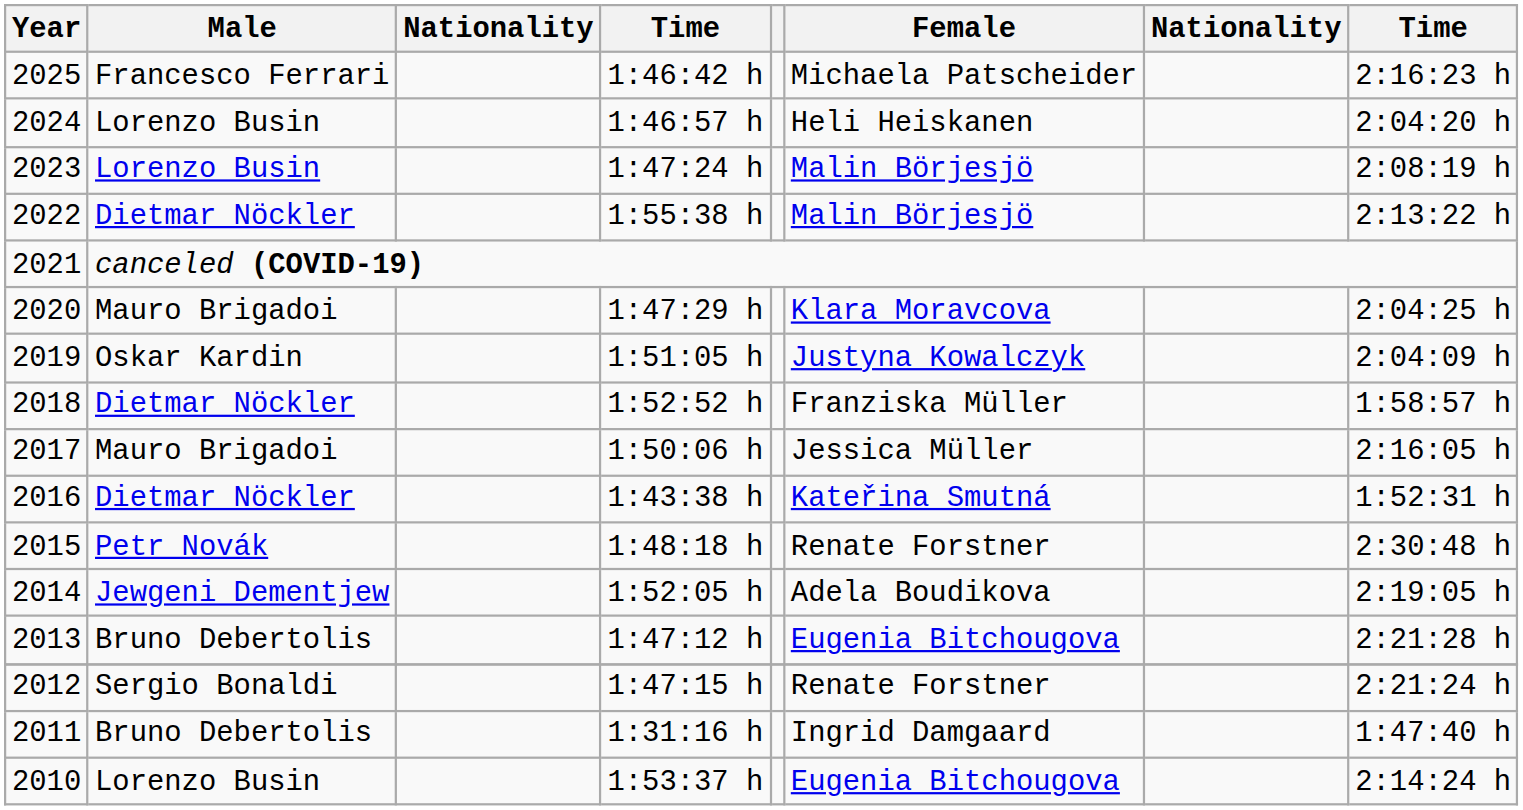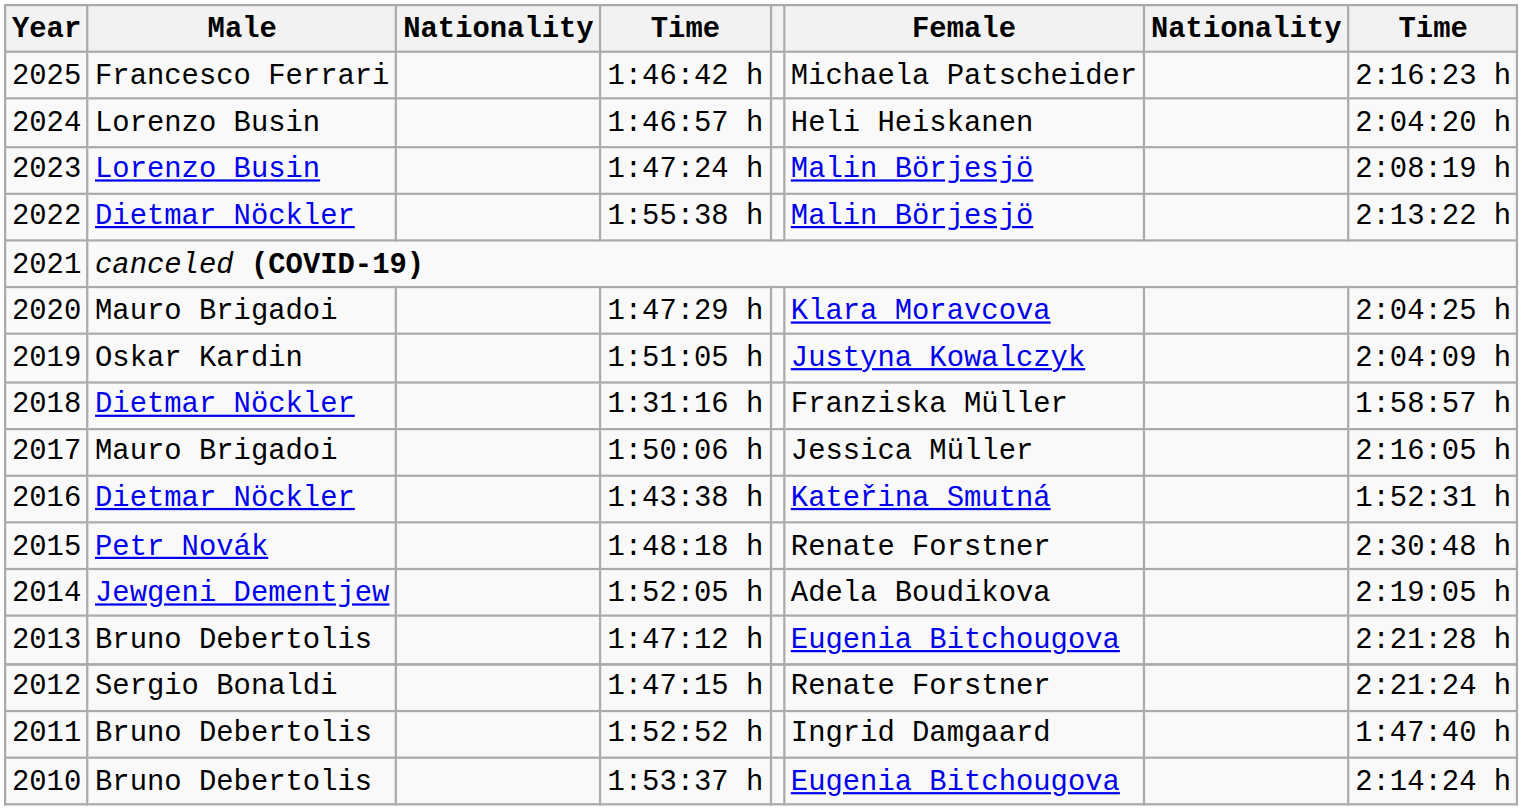(685, 405) 1:52:52 h -> (685, 405) 1:31:16 h
(685, 734) 1:31:16 h -> (685, 734) 1:52:52 h
(208, 781) Lorenzo Busin -> (234, 781) Bruno Debertolis
